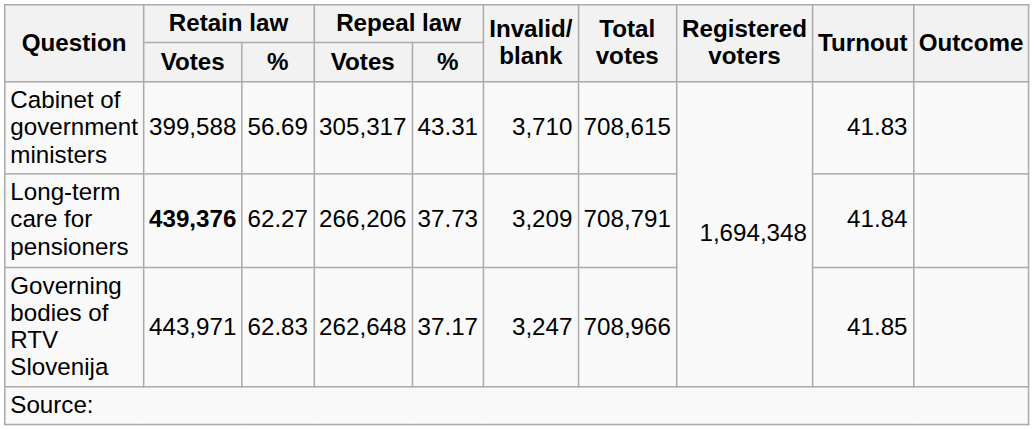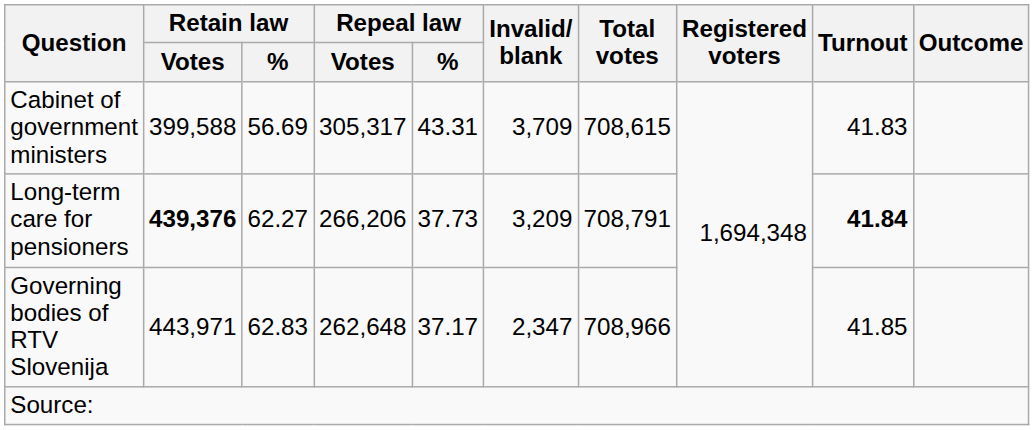(542, 127) 3,710 -> (542, 127) 3,709
(877, 220) normal -> (877, 220) bold
(542, 326) 3,247 -> (542, 326) 2,347
